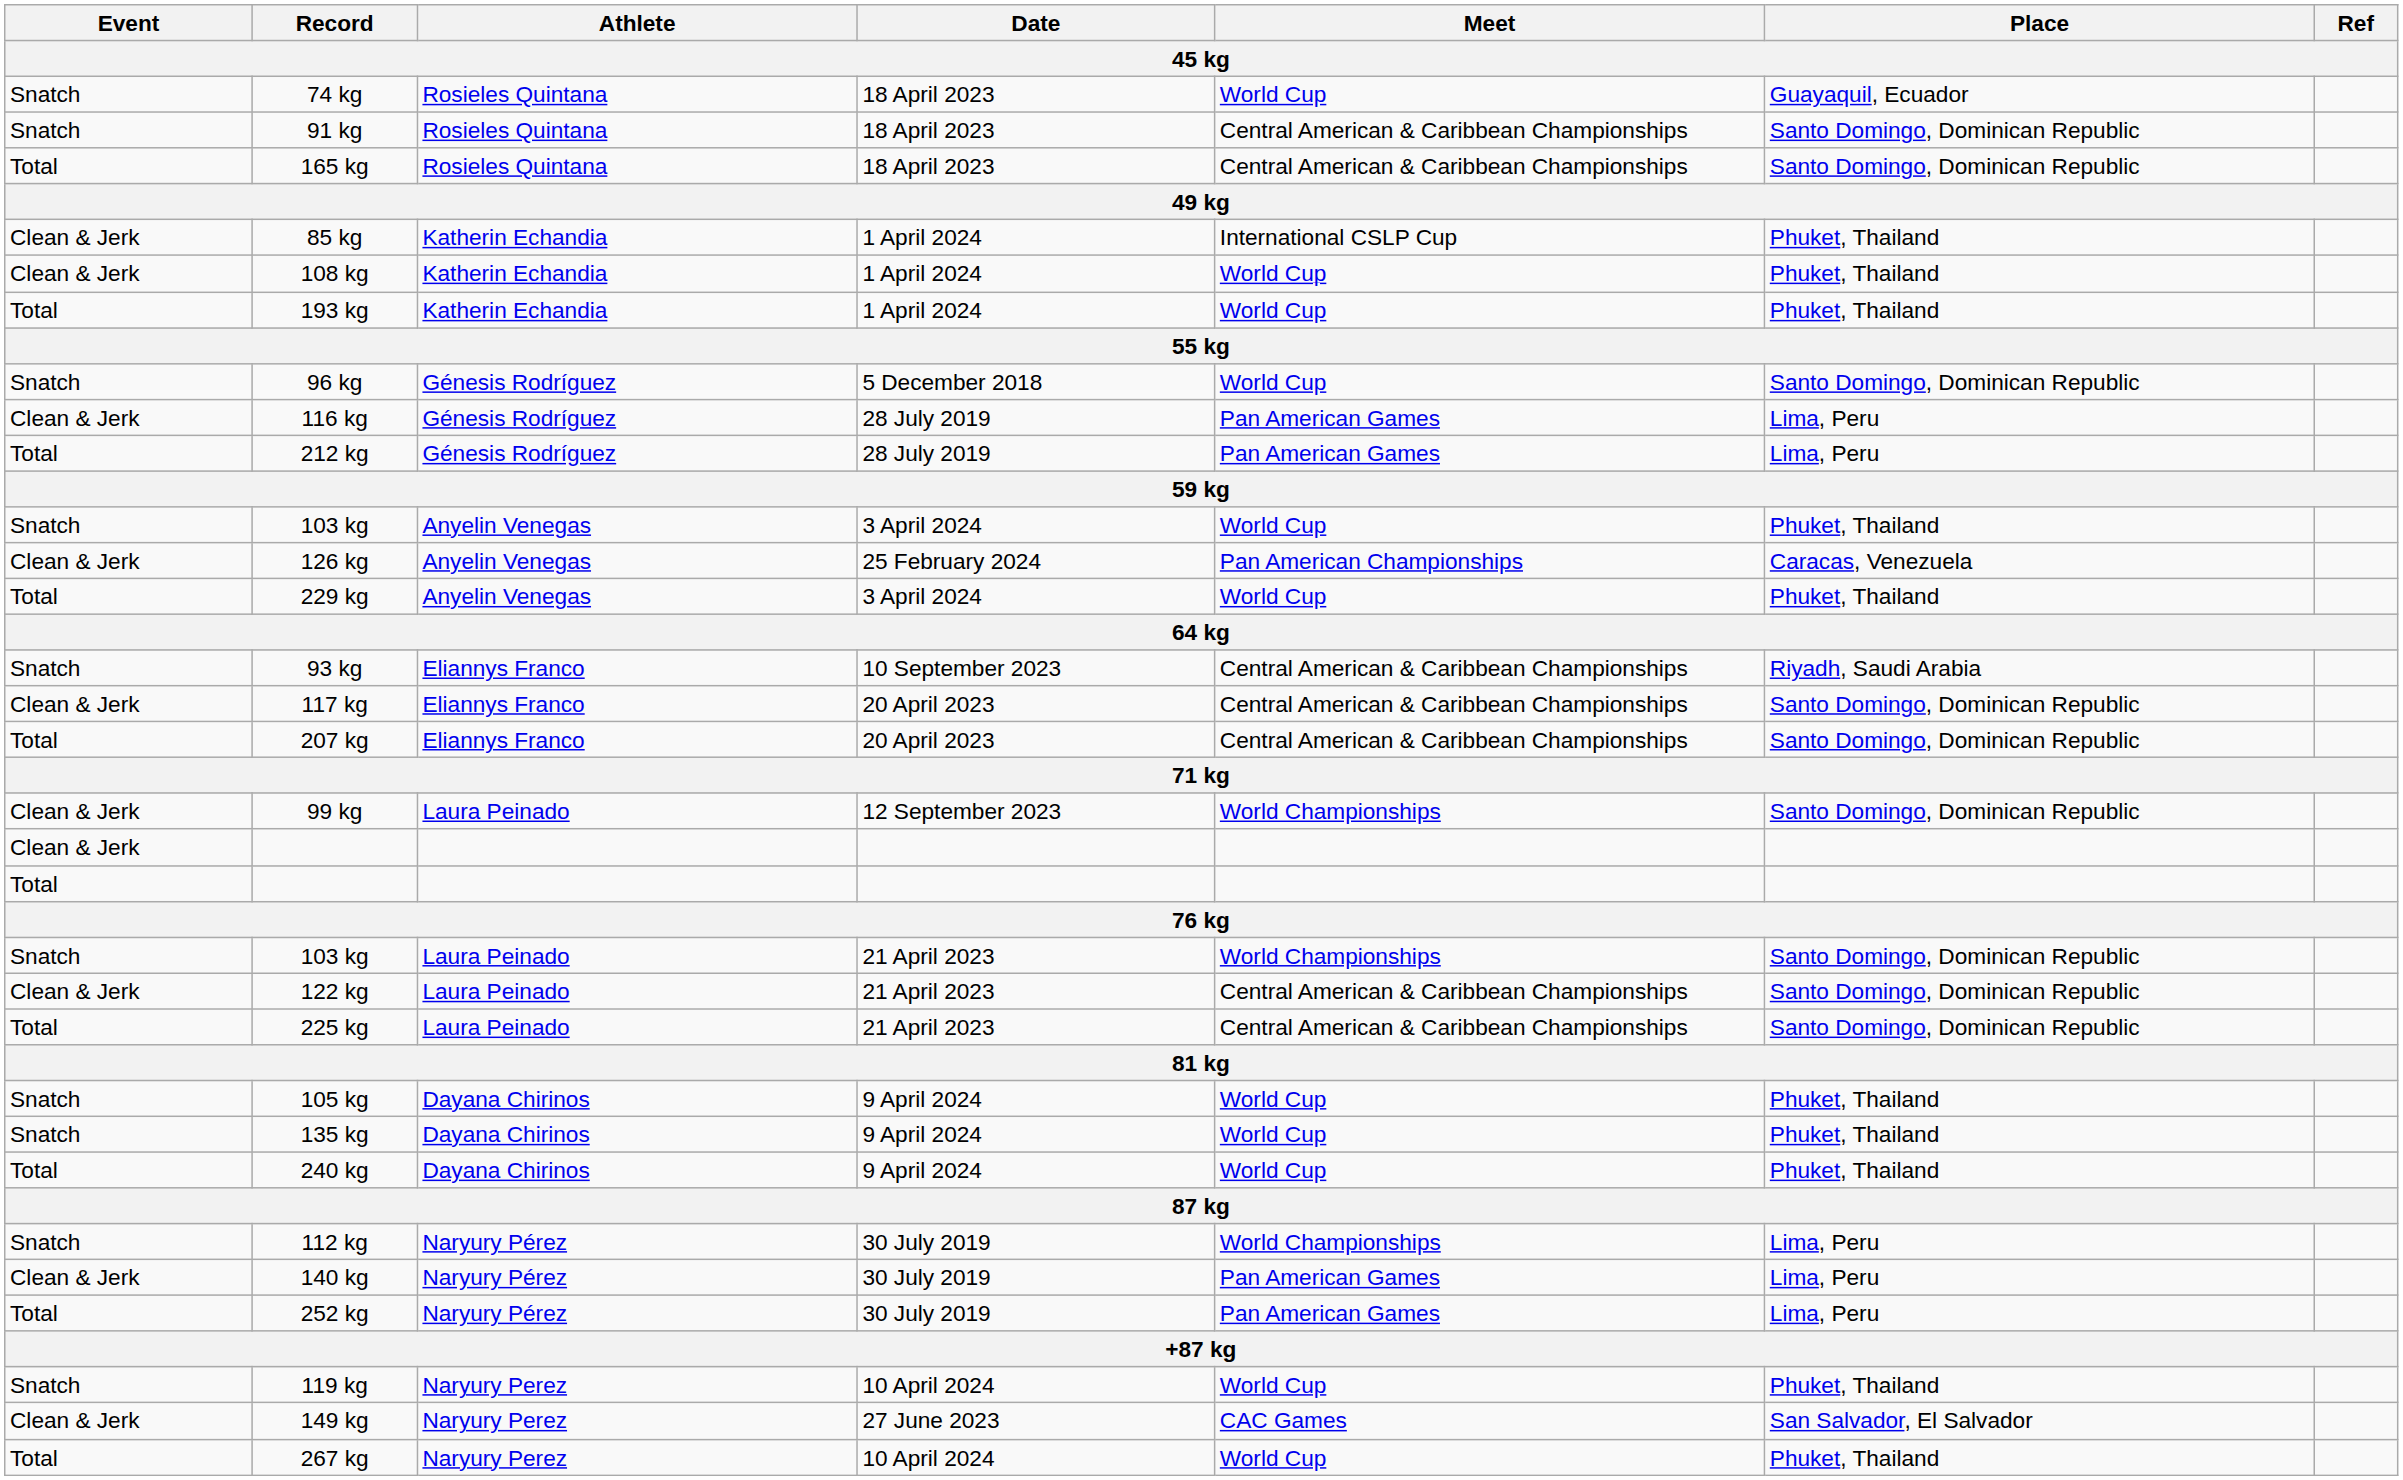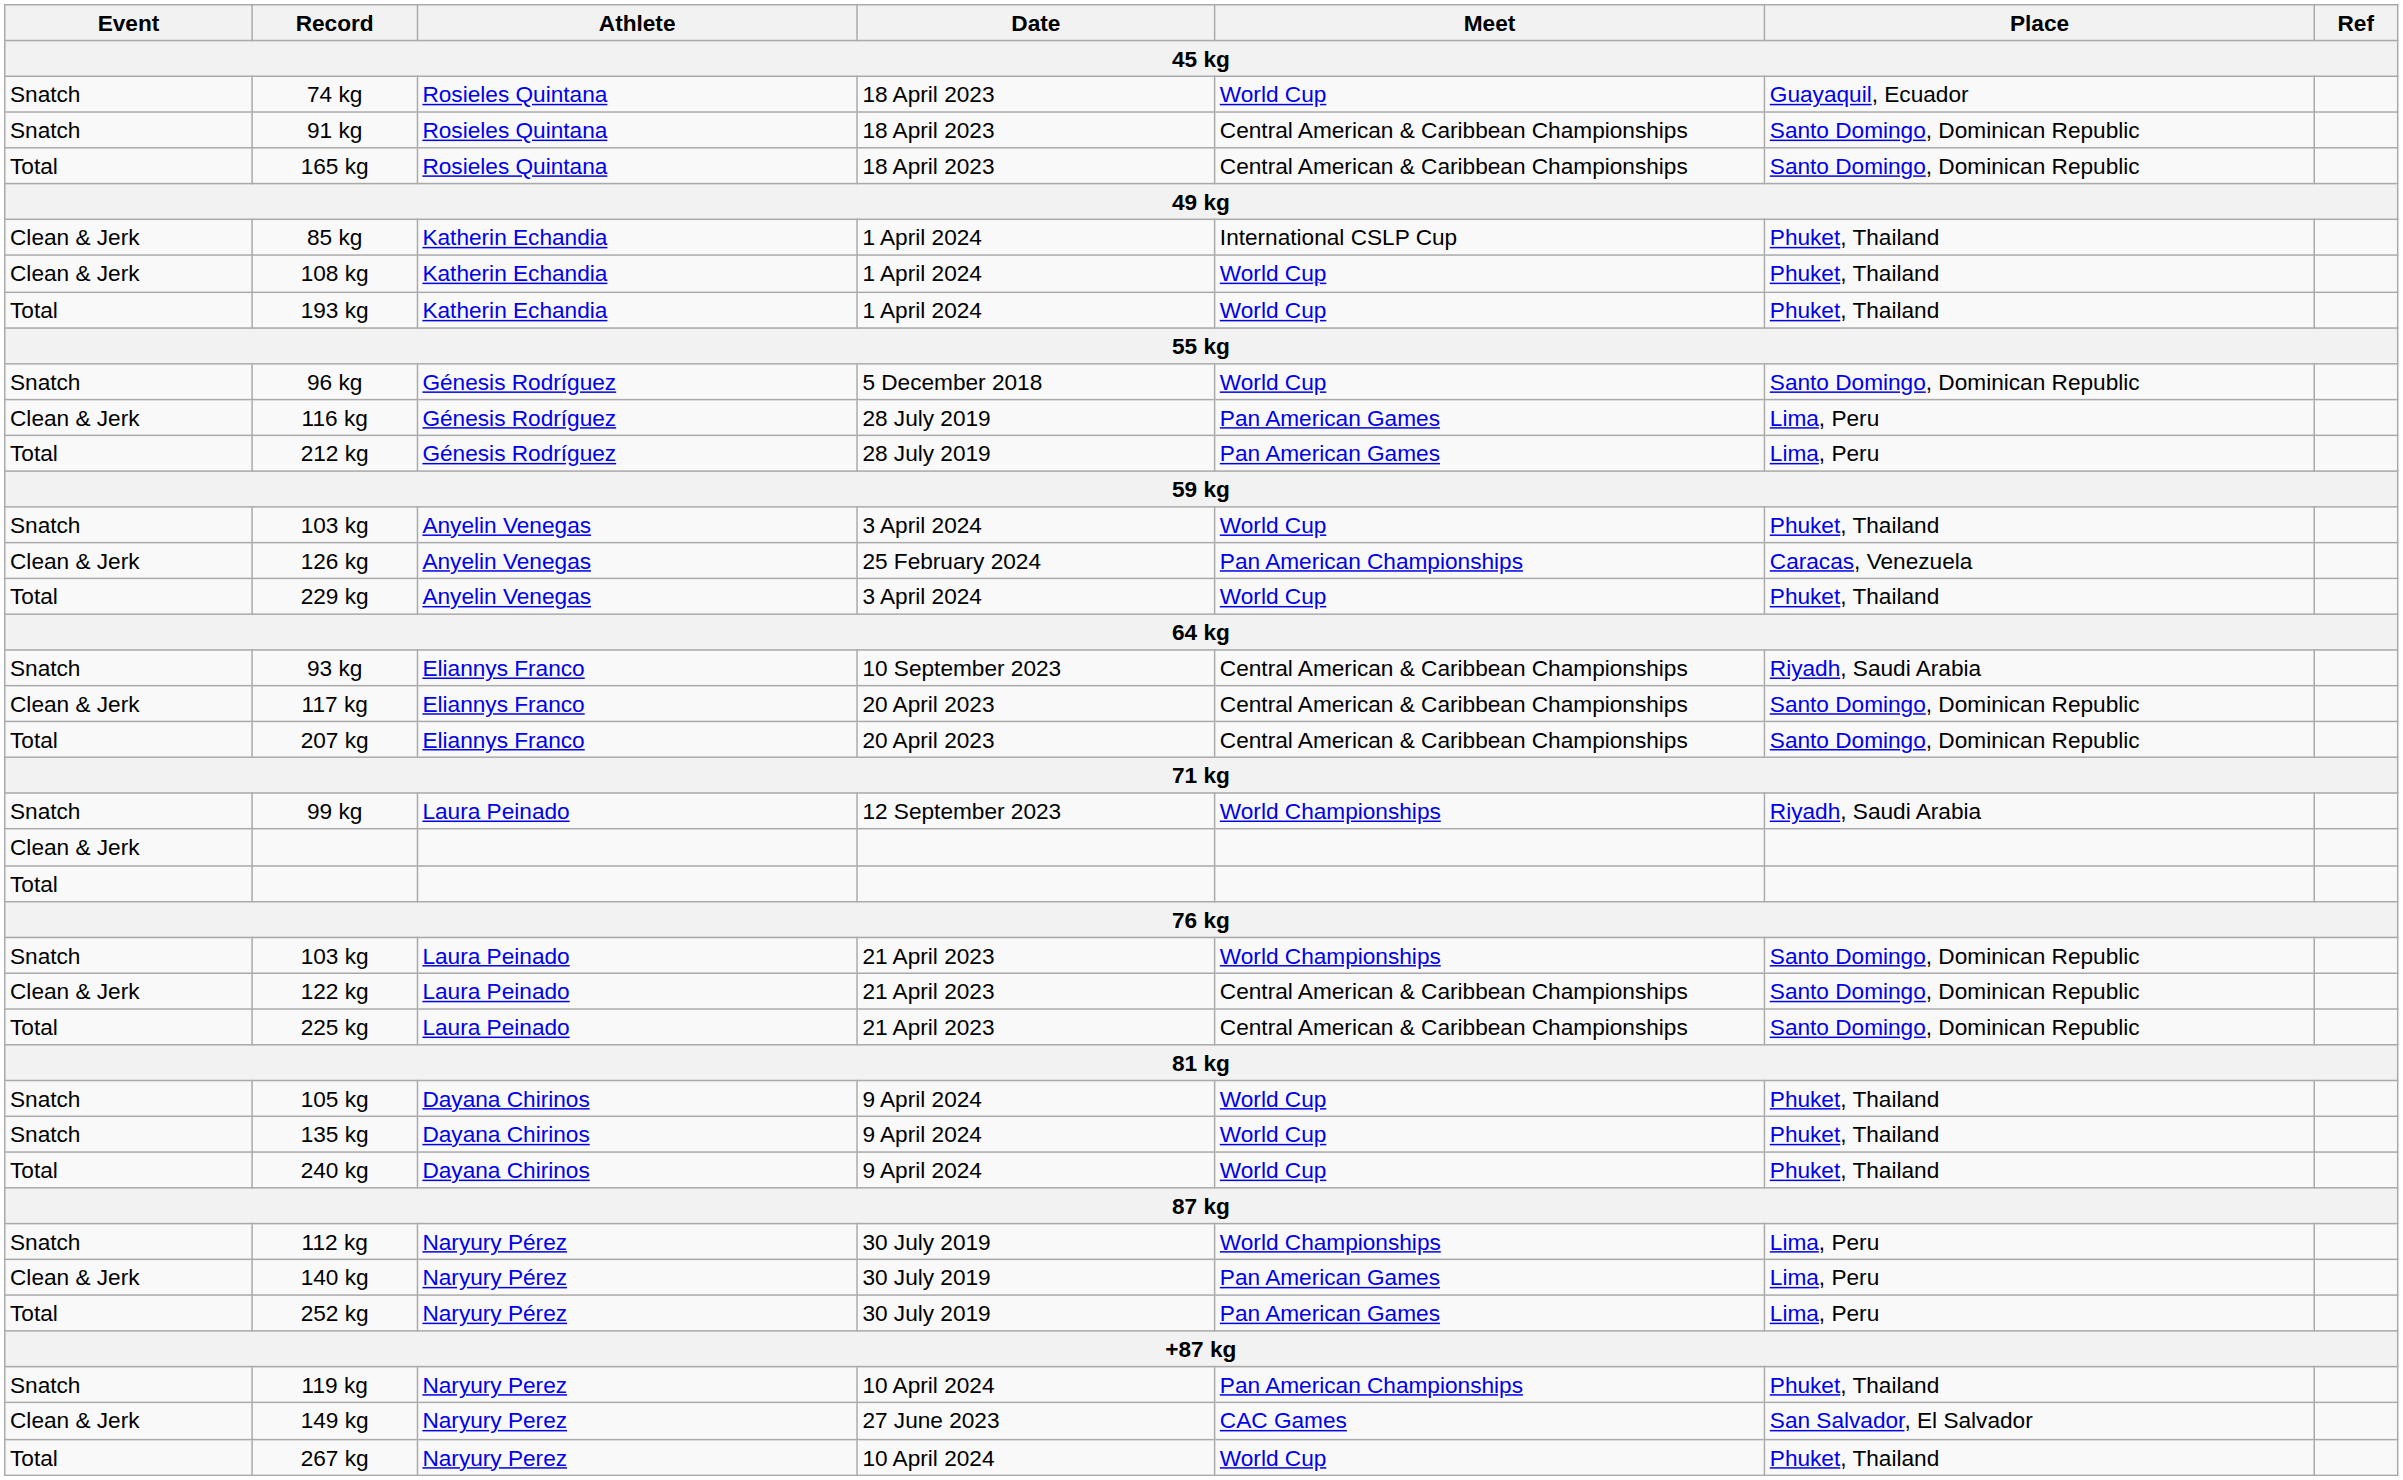(75, 812) Clean & Jerk -> (45, 812) Snatch
(1955, 812) Santo Domingo, Dominican Republic -> (1875, 812) Riyadh, Saudi Arabia
(1273, 1385) World Cup -> (1371, 1385) Pan American Championships
